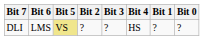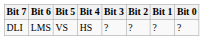columns swapped: (138, 12) <-> (90, 12)
(62, 27) khaki background -> (62, 27) no background
